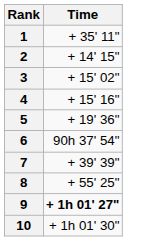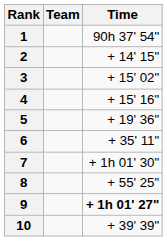+ column: (63, 15)
(94, 36) + 35' 11" -> (126, 36) 90h 37' 54"
(86, 141) 90h 37' 54" -> (134, 141) + 35' 11"
(93, 162) + 39' 39" -> (124, 162) + 1h 01' 30"
(84, 225) + 1h 01' 30" -> (133, 225) + 39' 39"
